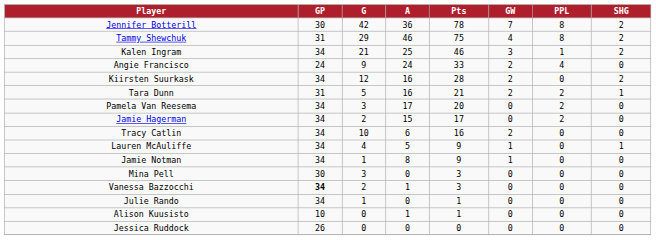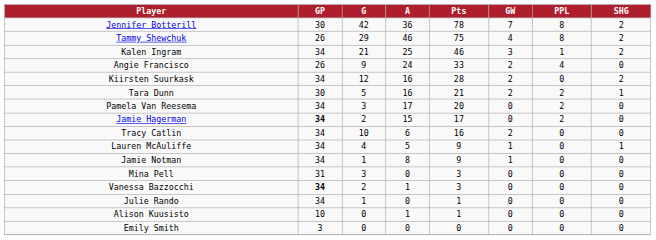(320, 38) 31 -> (320, 38) 26
(320, 65) 24 -> (320, 65) 26
(320, 92) 31 -> (320, 92) 30
(320, 120) normal -> (320, 120) bold
(320, 174) 30 -> (320, 174) 31
- row: (151, 228)
+ row: (151, 228)
